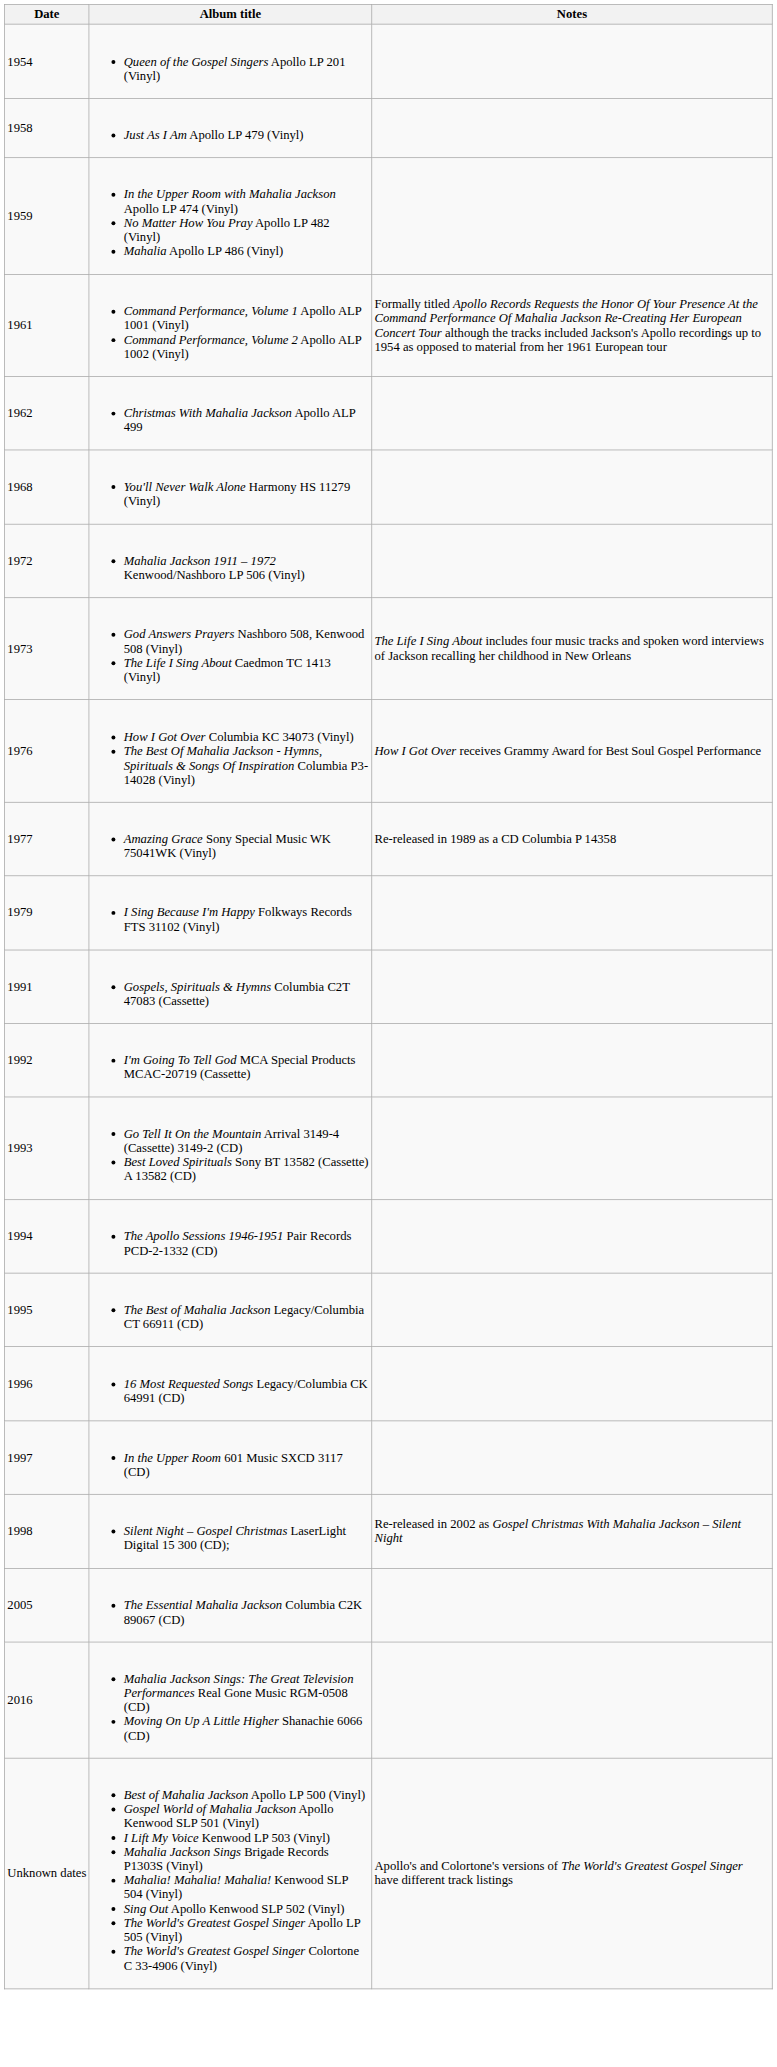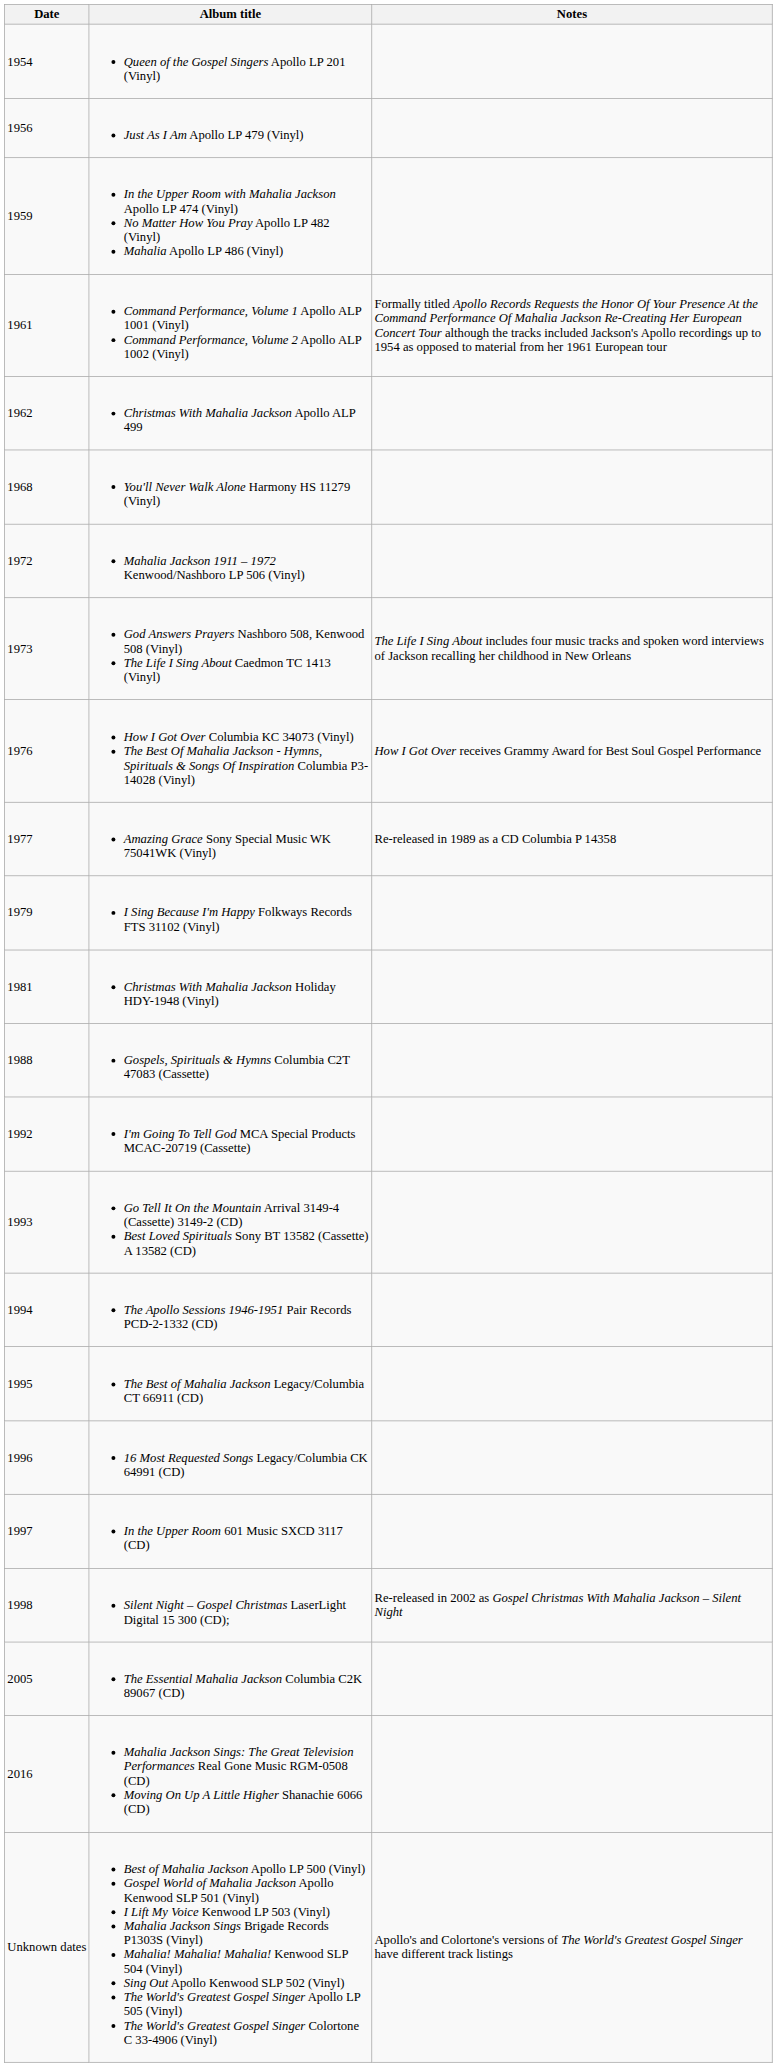(20, 128) 1958 -> (20, 128) 1956
+ row: (230, 994)
(20, 986) 1991 -> (20, 1060) 1988
